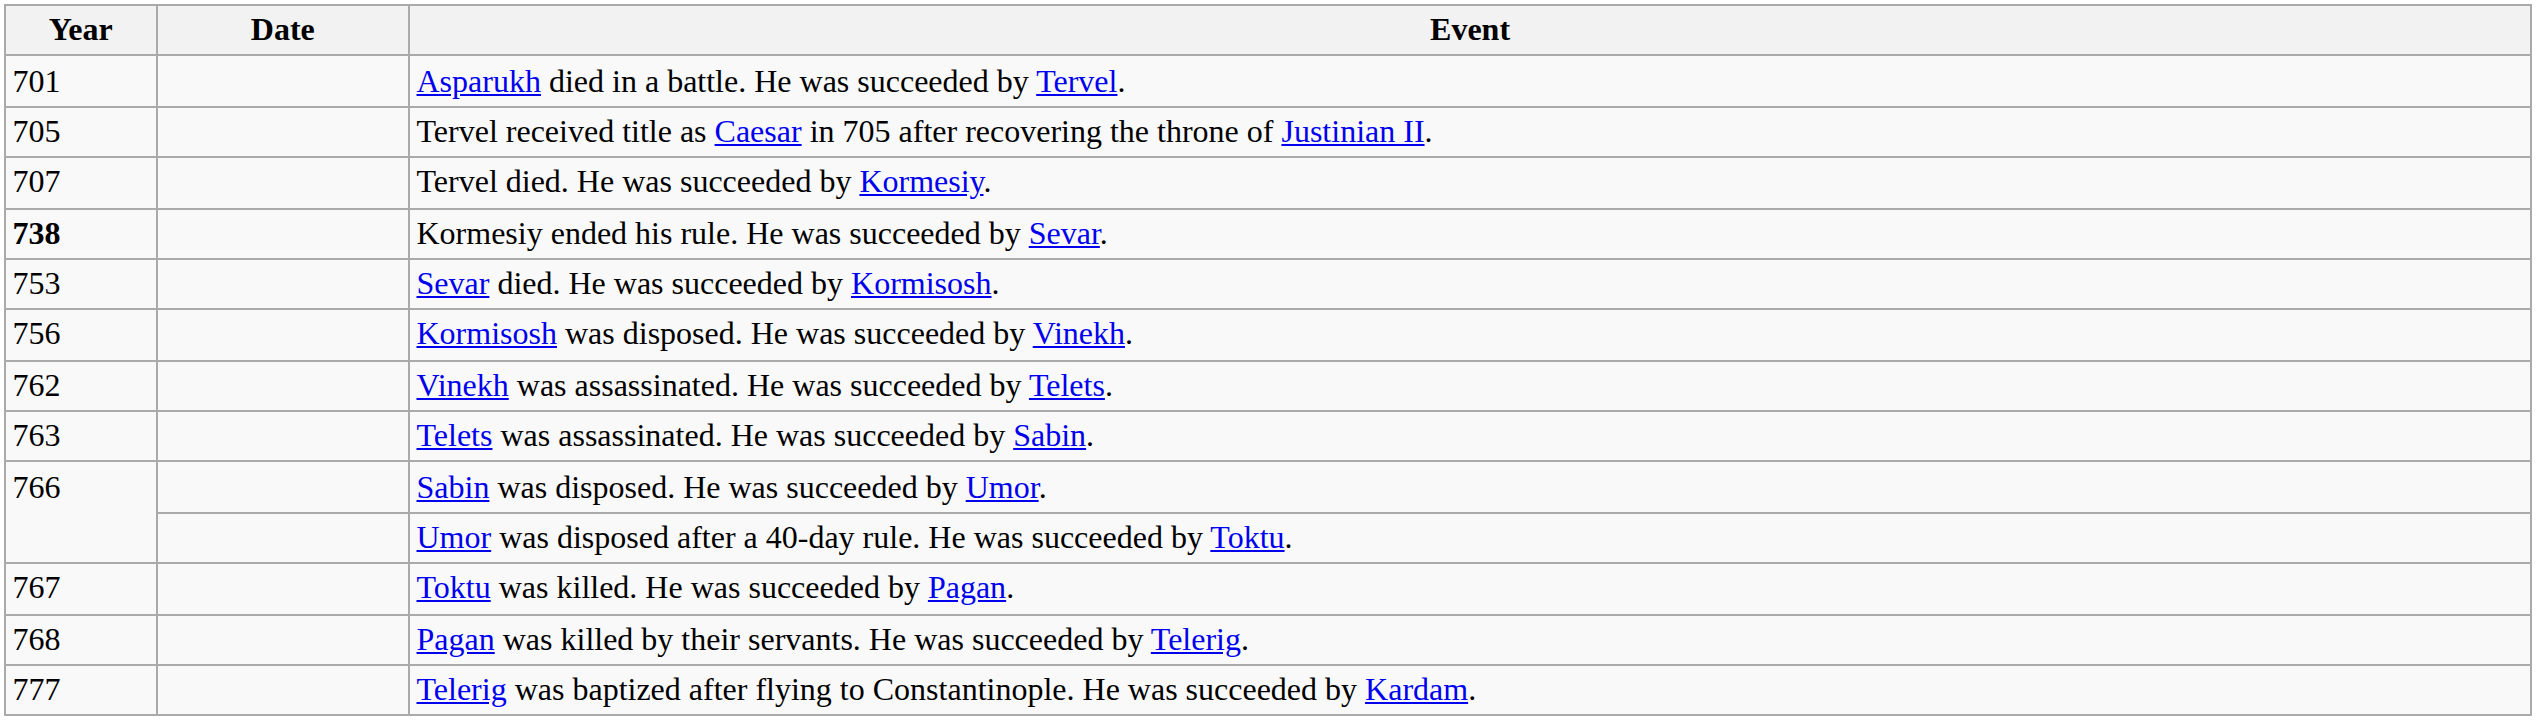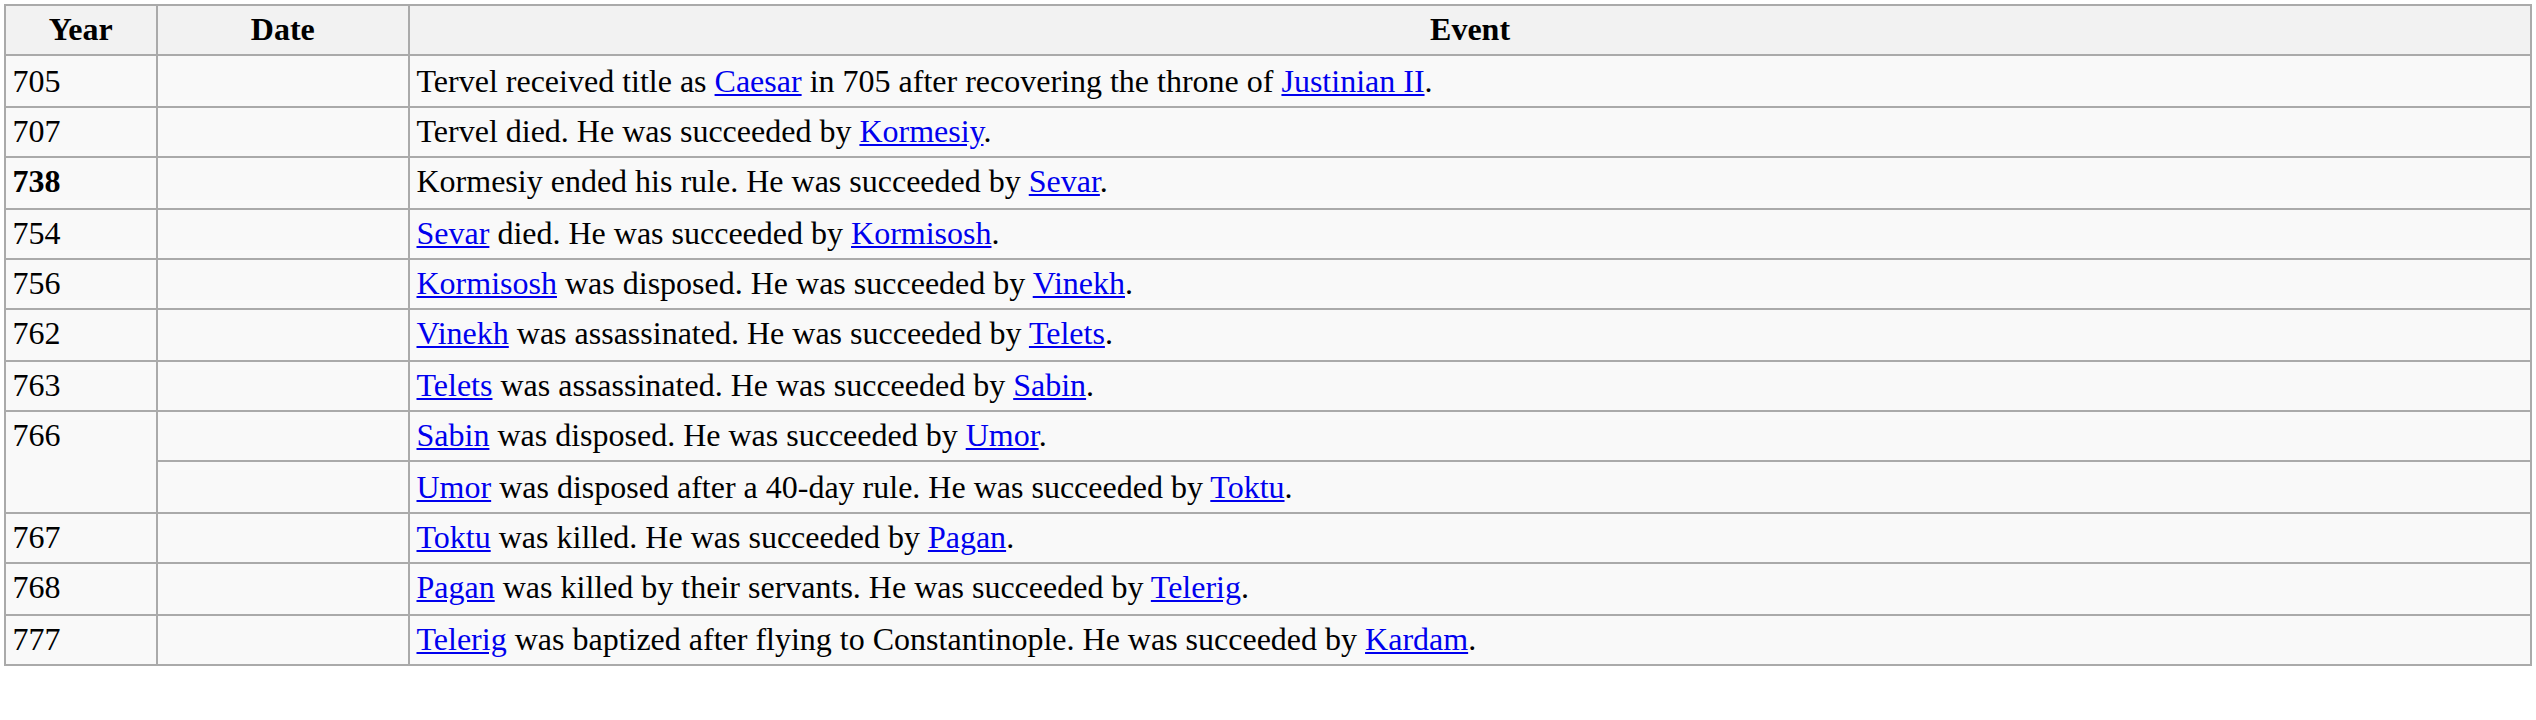- row: (771, 80)
(36, 283) 753 -> (36, 232) 754
